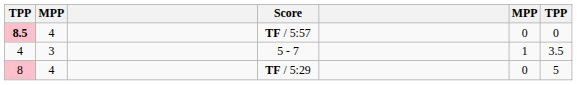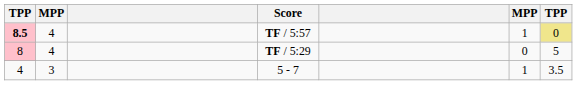(525, 32) 0 -> (525, 32) 1
(556, 32) no background -> (556, 32) khaki background
rows swapped: (288, 70) <-> (288, 51)
